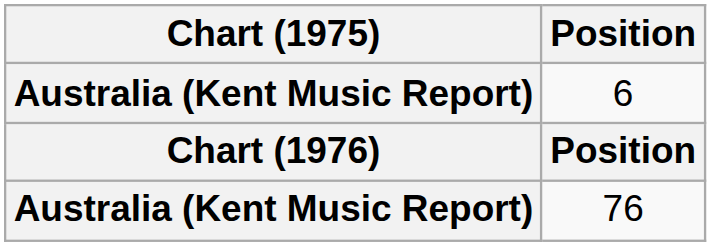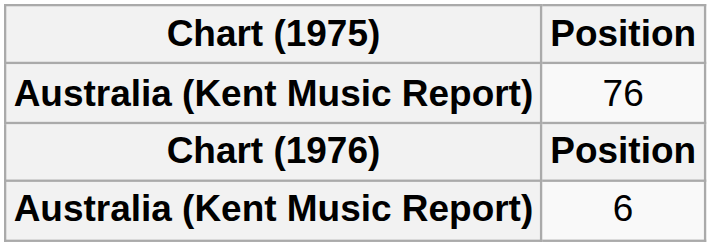rows swapped: (623, 209) <-> (623, 92)
